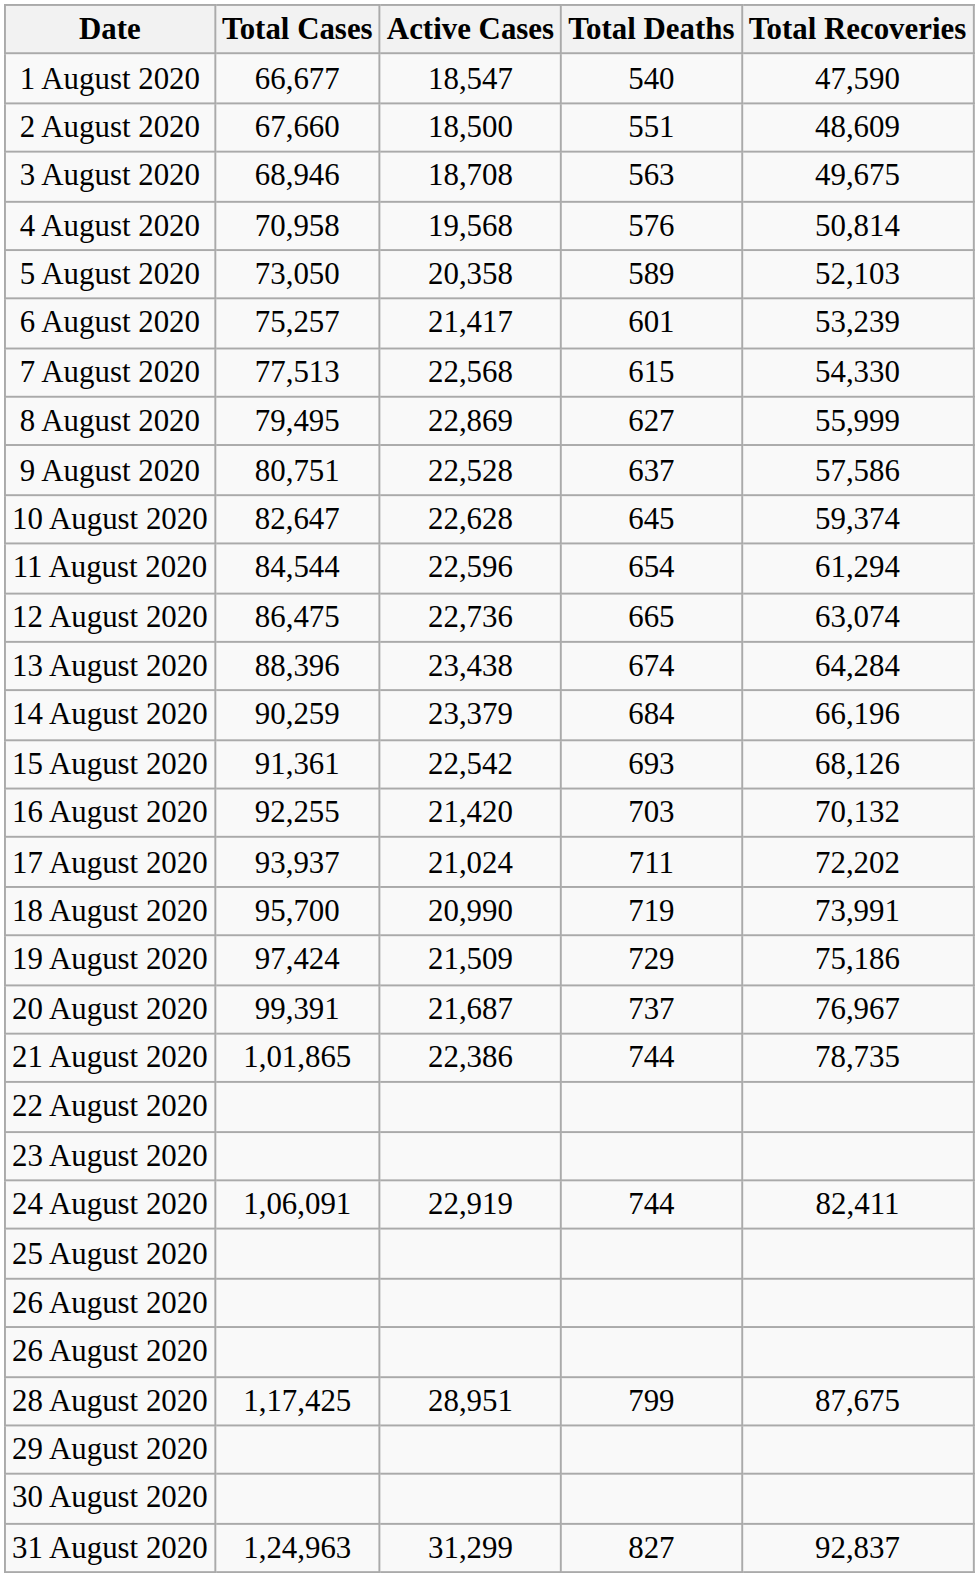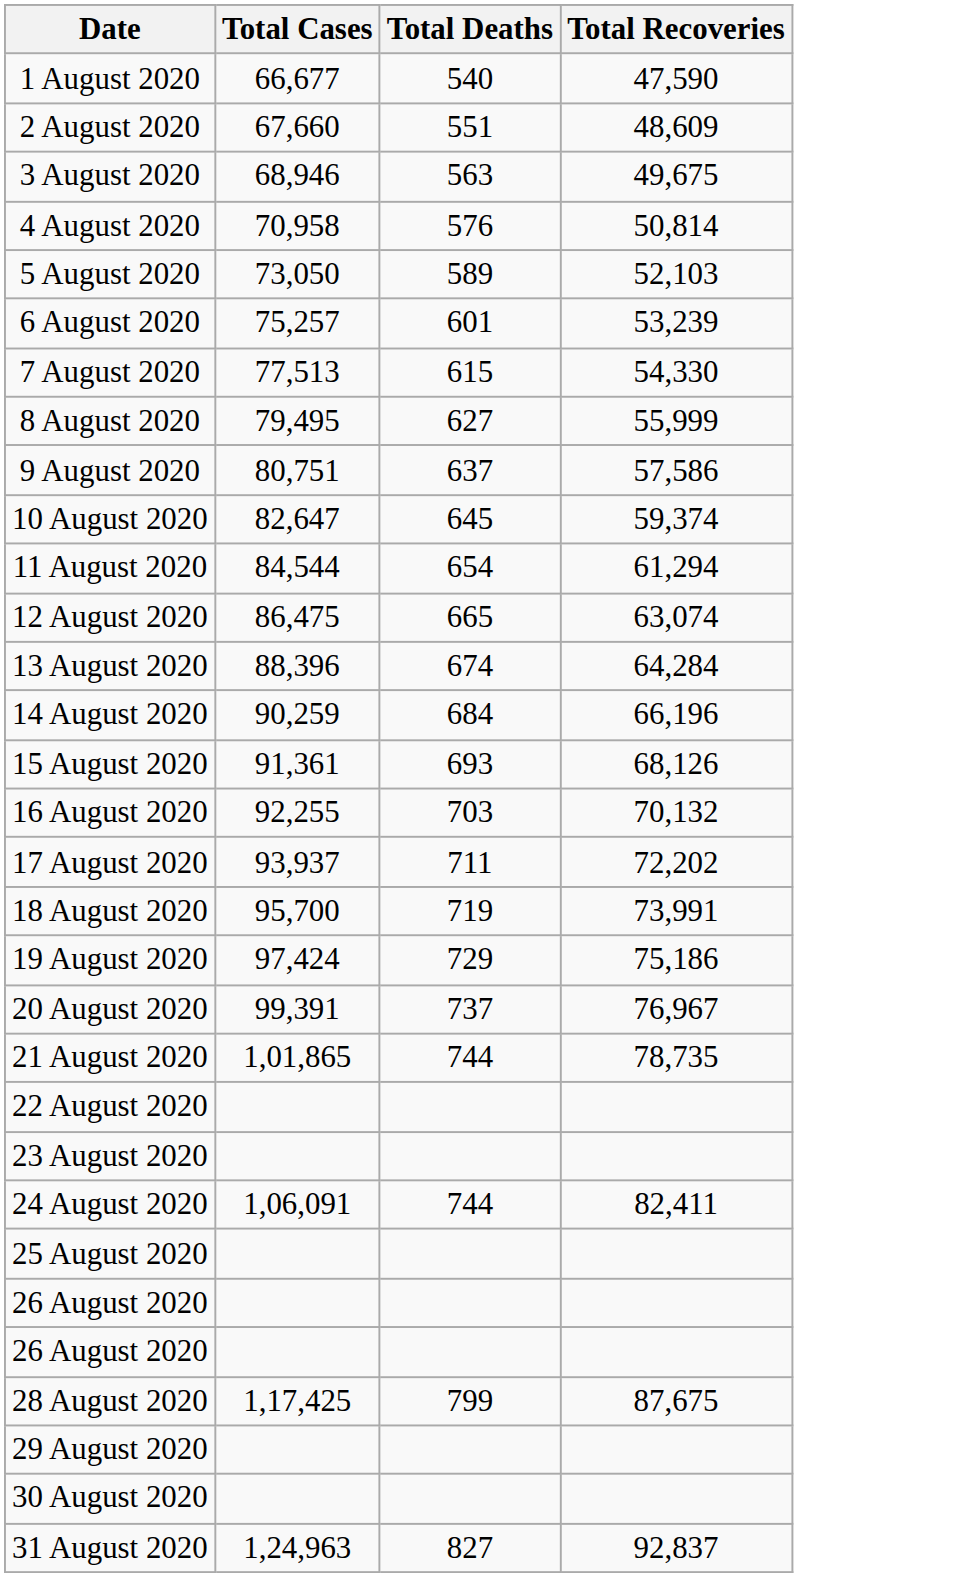- column: (470, 28)
